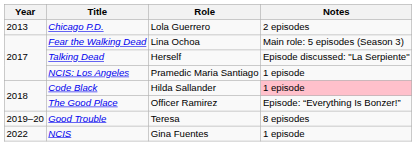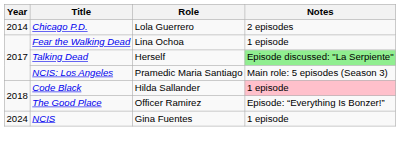(17, 27) 2013 -> (17, 27) 2014
(333, 42) Main role: 5 episodes (Season 3) -> (268, 42) 1 episode
(336, 57) no background -> (320, 57) lightgreen background
(284, 73) 1 episode -> (317, 73) Main role: 5 episodes (Season 3)
- row: (77, 118)
(17, 133) 2022 -> (17, 118) 2024
